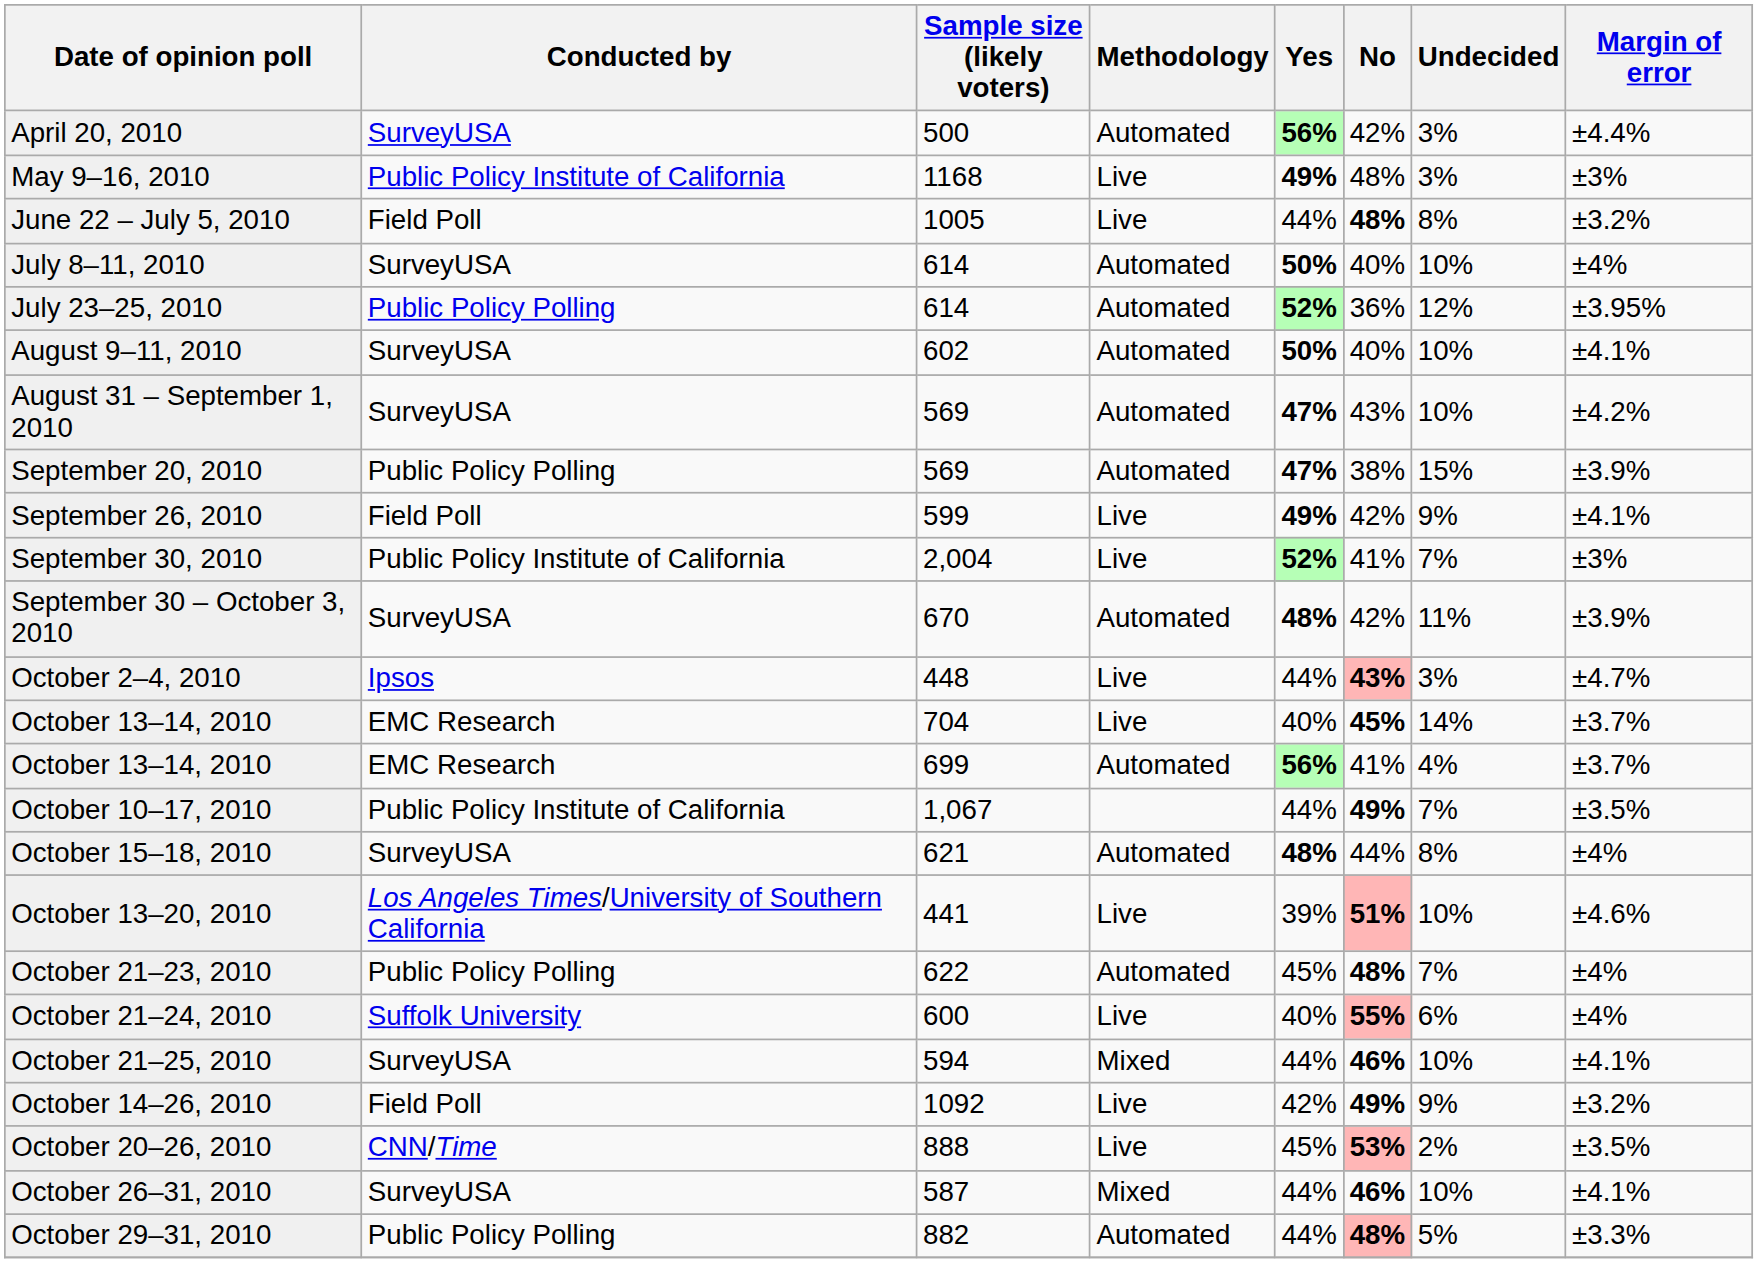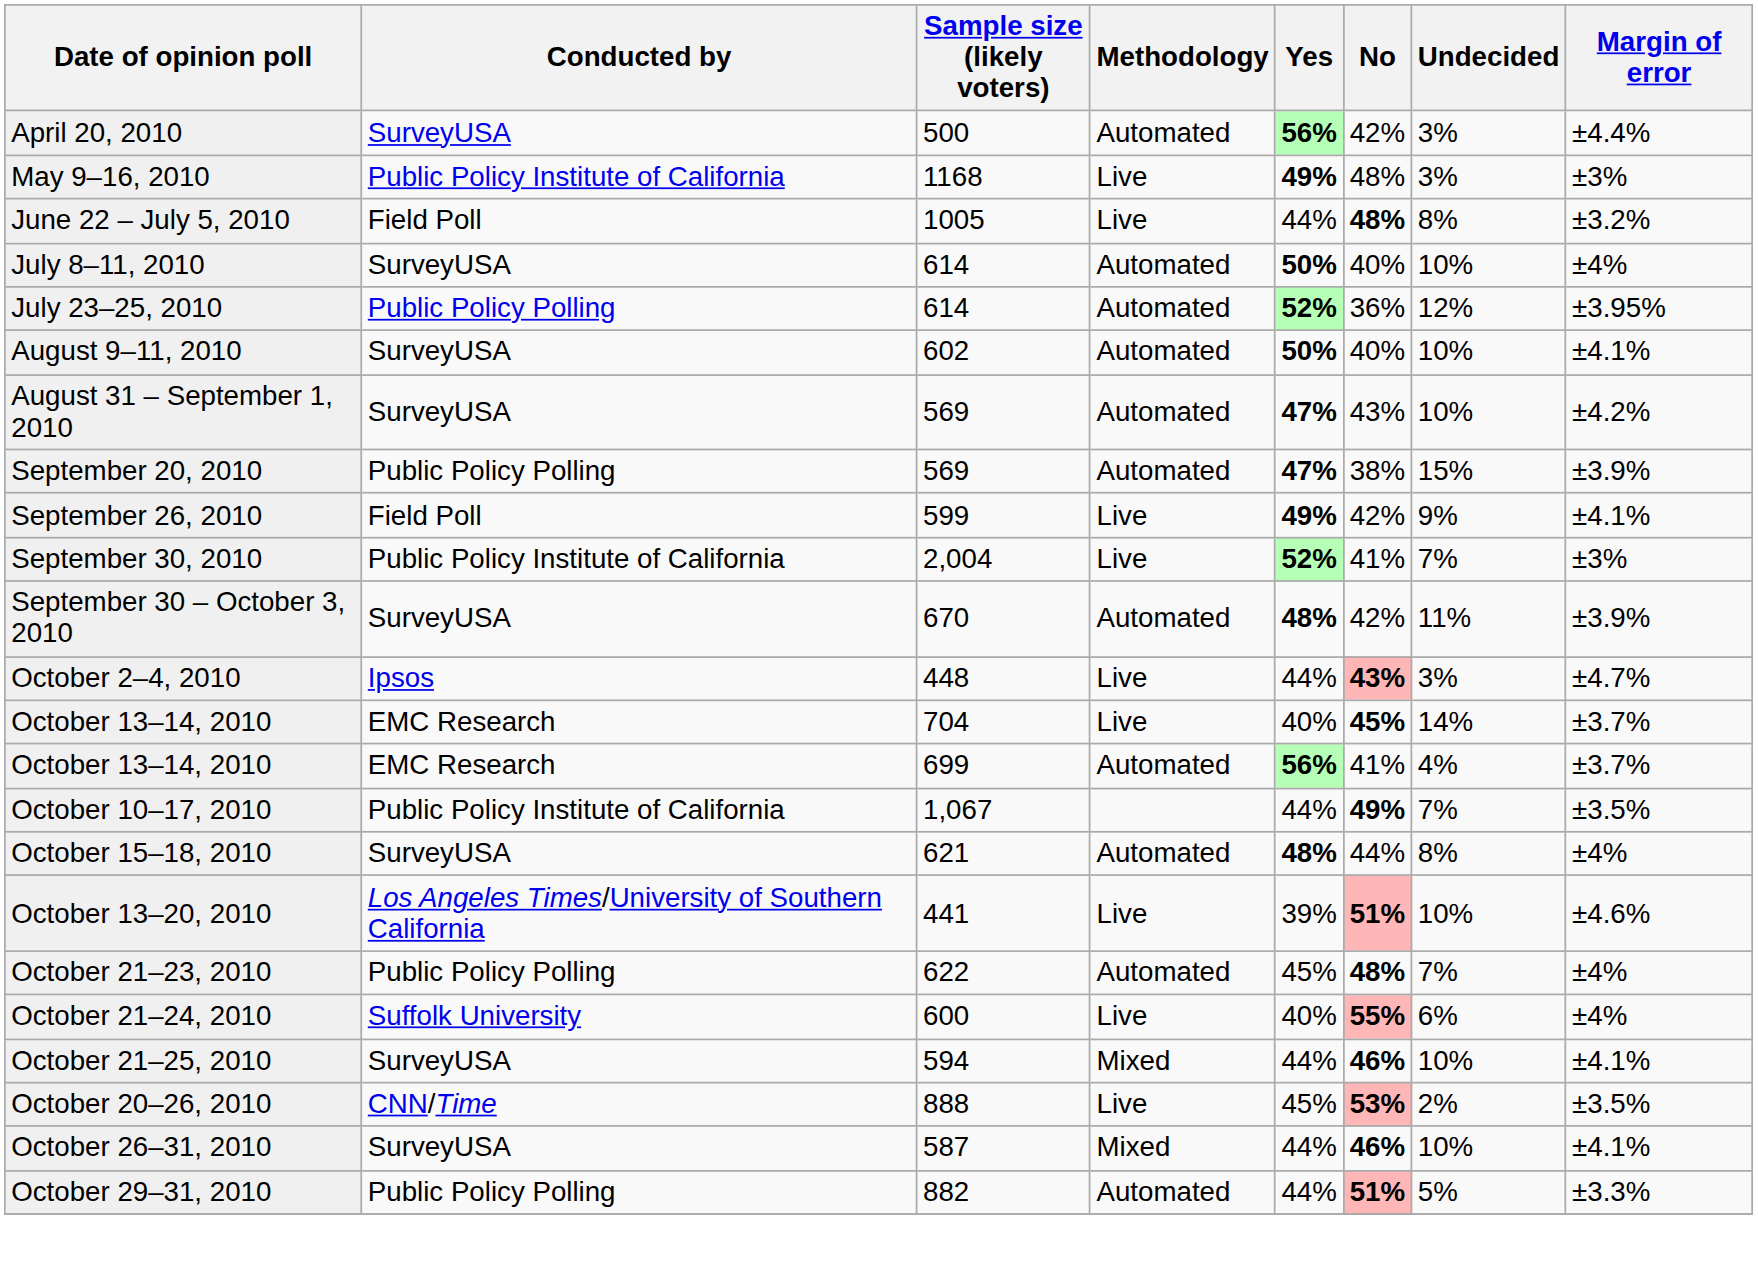- row: (141, 1104)
(1377, 1235) 48% -> (1377, 1191) 51%
